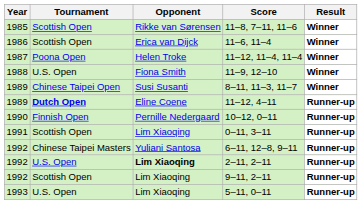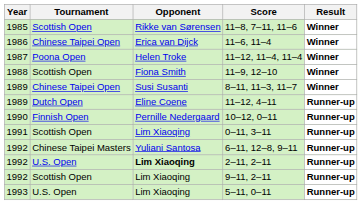(62, 42) Scottish Open -> (76, 42) Chinese Taipei Open
(54, 72) U.S. Open -> (62, 72) Scottish Open
(59, 102) bold -> (57, 102) normal
